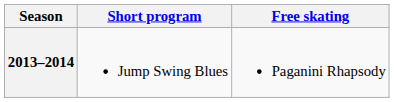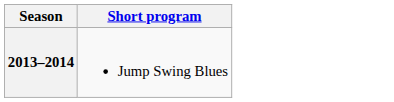- column: (310, 16)
